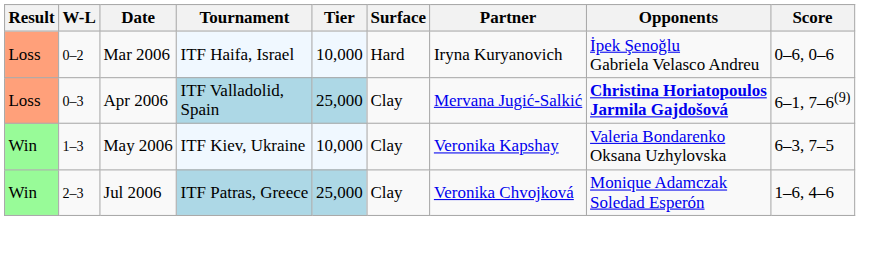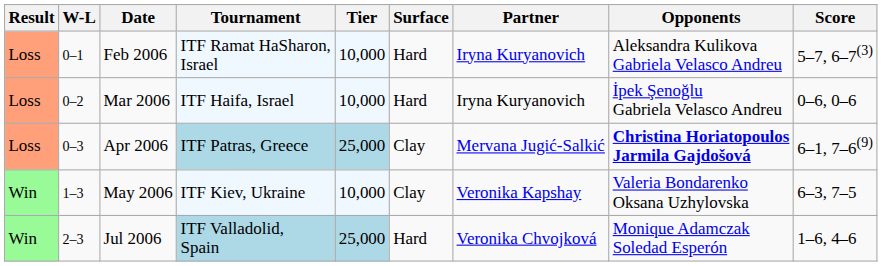+ row: (135, 54)
(232, 100) ITF Valladolid, Spain -> (244, 146) ITF Patras, Greece
(244, 192) ITF Patras, Greece -> (232, 238) ITF Valladolid, Spain
(387, 192) Clay -> (410, 238) Hard
